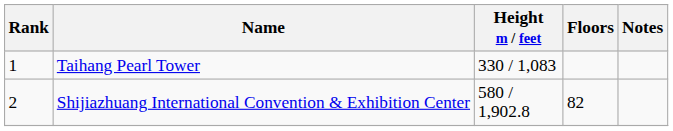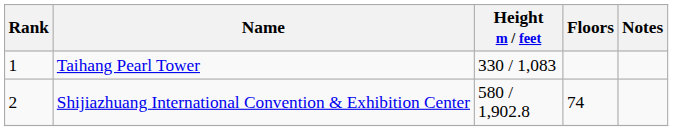(576, 102) 82 -> (576, 102) 74
